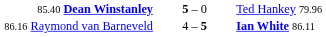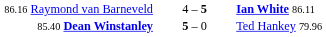rows swapped: (95, 9) <-> (79, 26)
